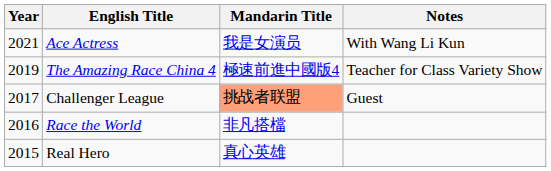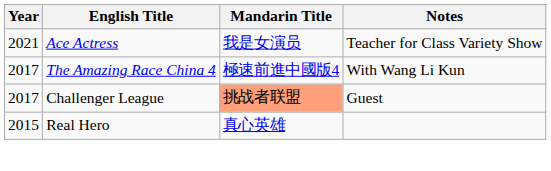(406, 42) With Wang Li Kun -> (445, 42) Teacher for Class Variety Show
(24, 70) 2019 -> (24, 70) 2017
(445, 70) Teacher for Class Variety Show -> (406, 70) With Wang Li Kun
- row: (94, 125)
